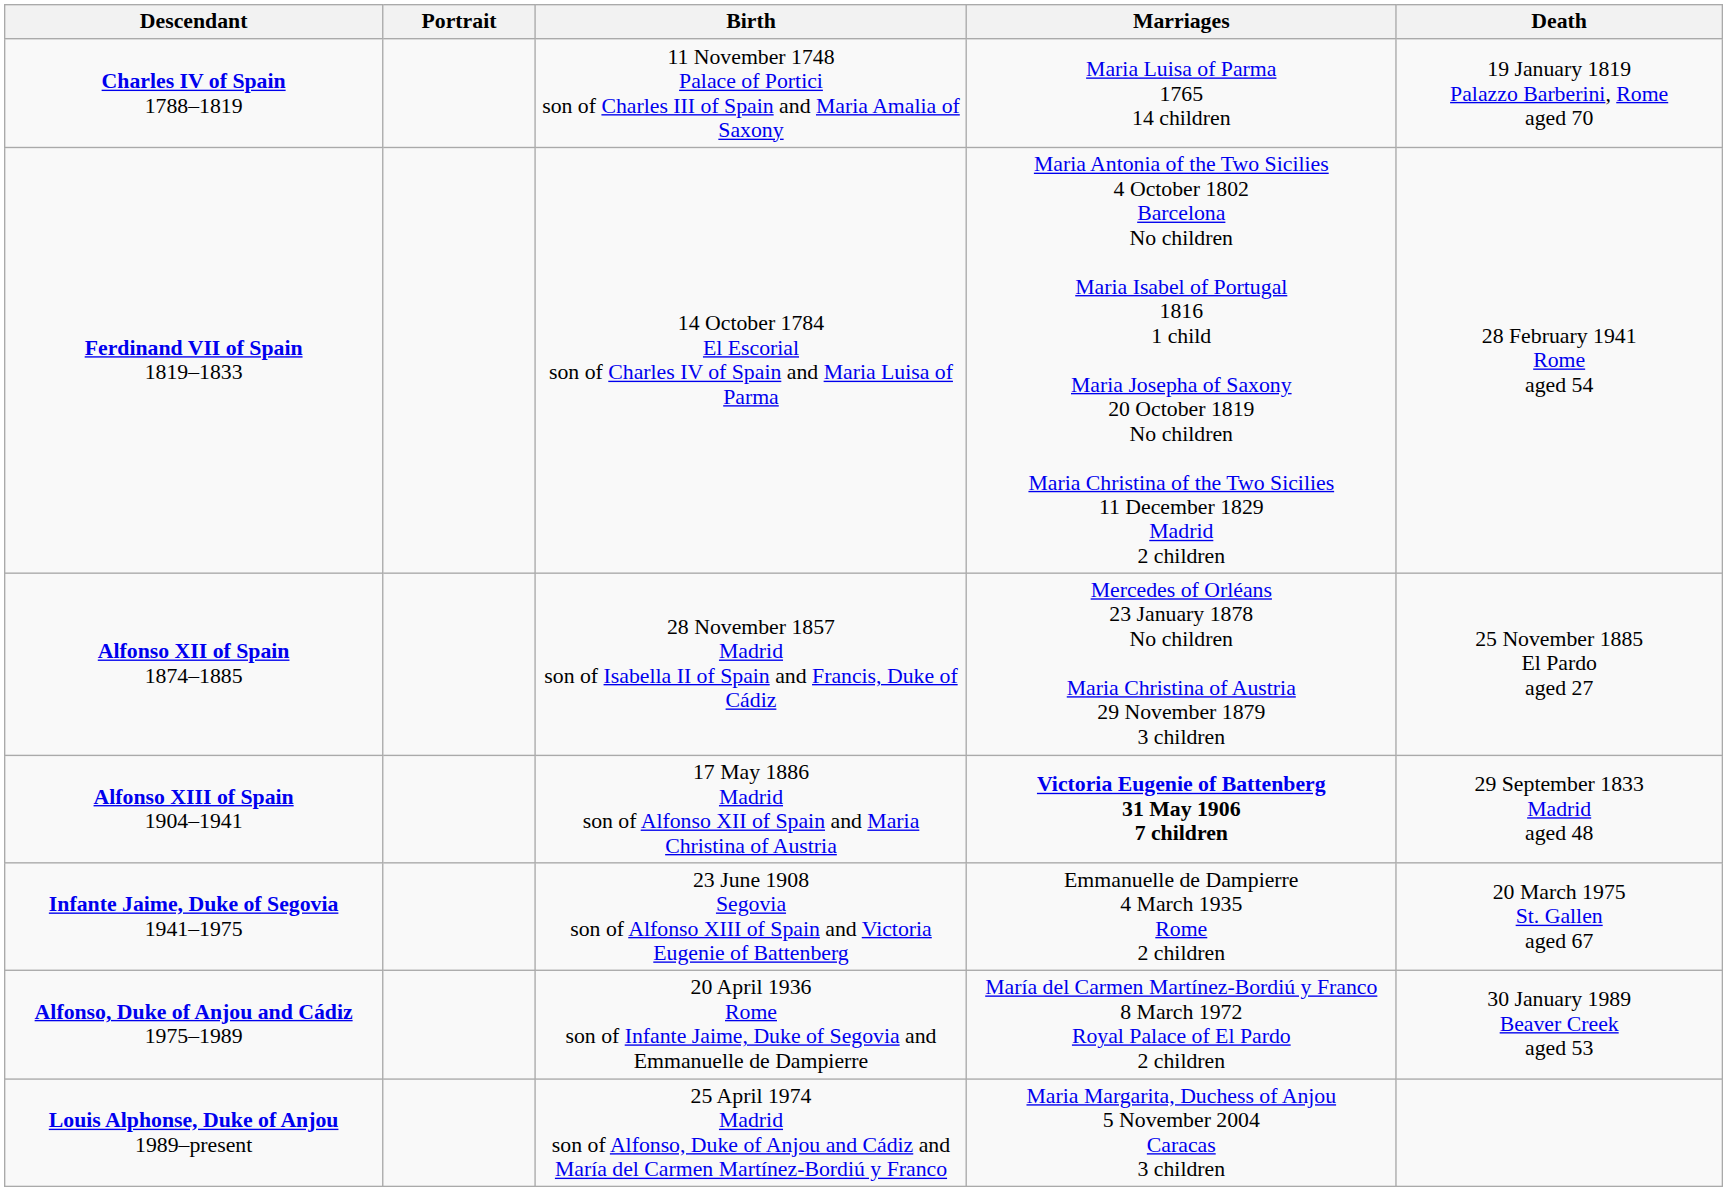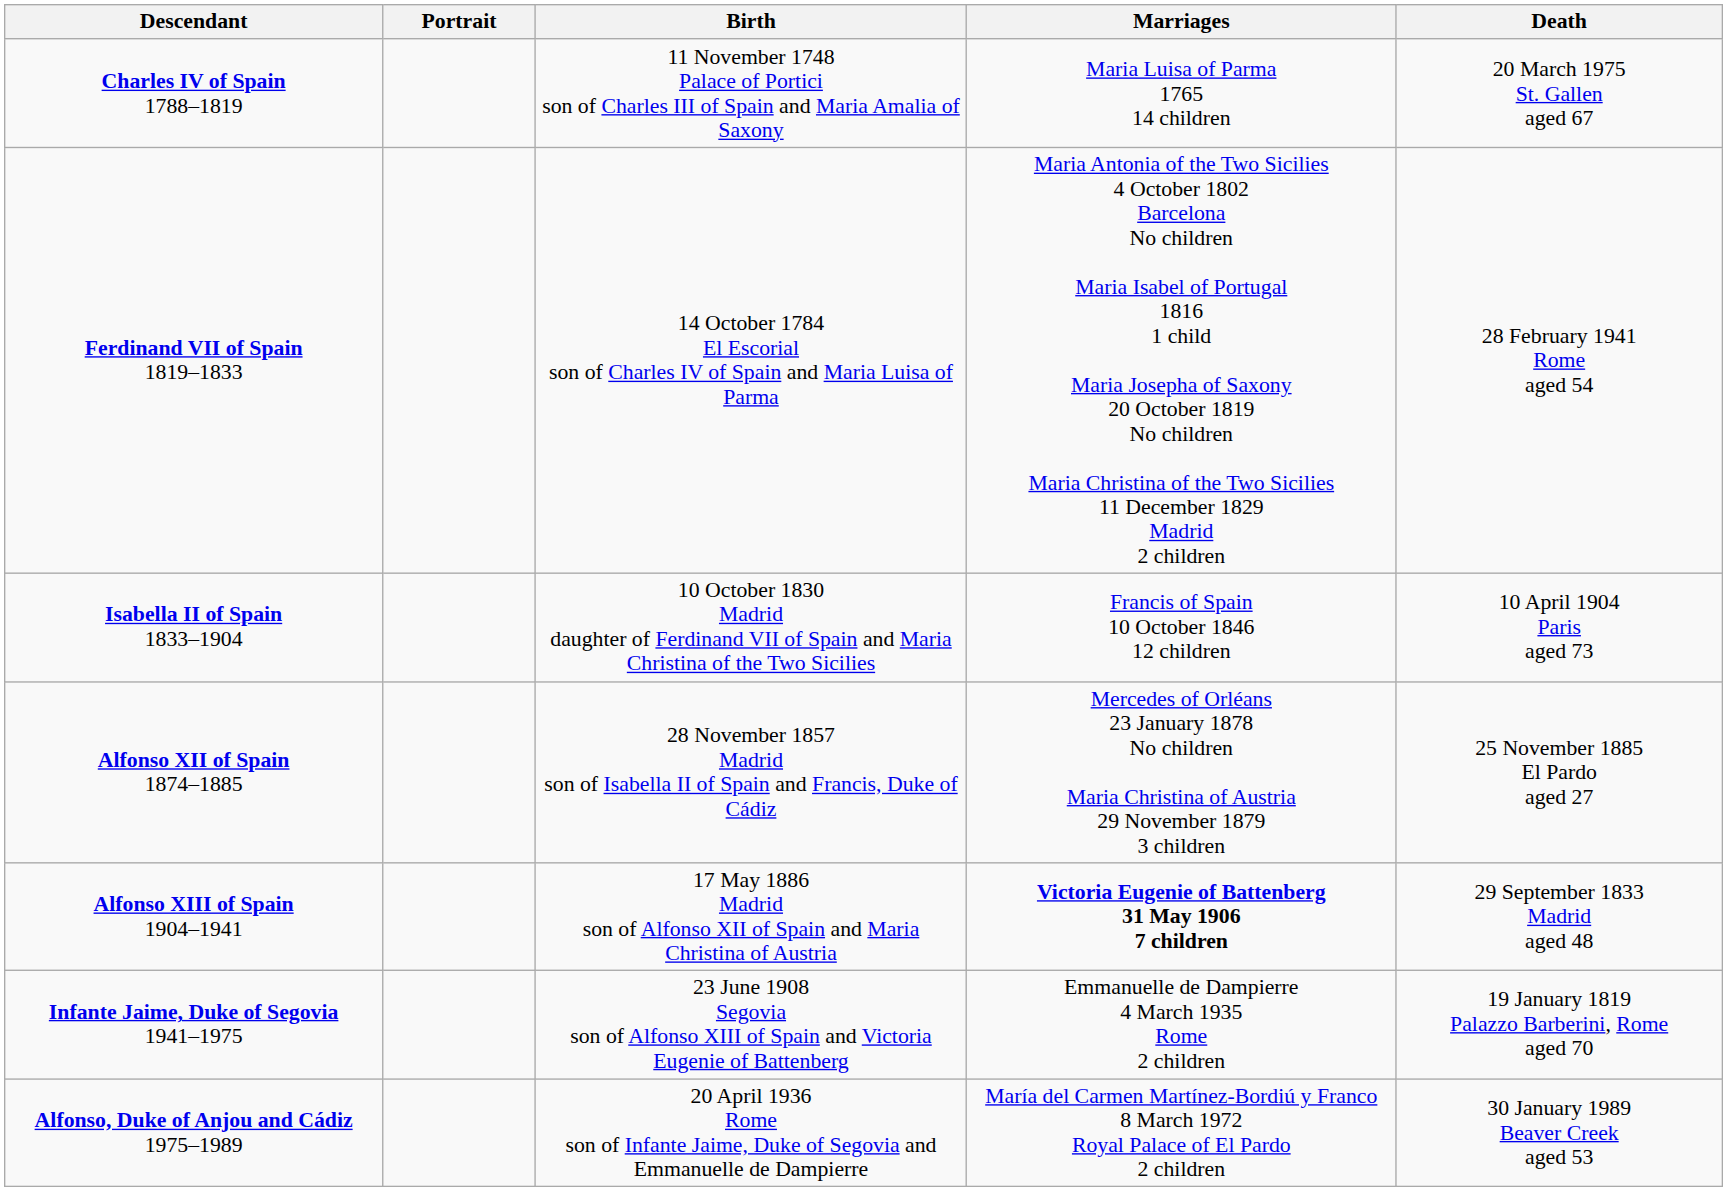(1559, 92) 19 January 1819 Palazzo Barberini, Rome aged 70 -> (1559, 92) 20 March 1975 St. Gallen aged 67
+ row: (194, 627)
(1559, 916) 20 March 1975 St. Gallen aged 67 -> (1559, 1024) 19 January 1819 Palazzo Barberini, Rome aged 70
- row: (194, 1132)
